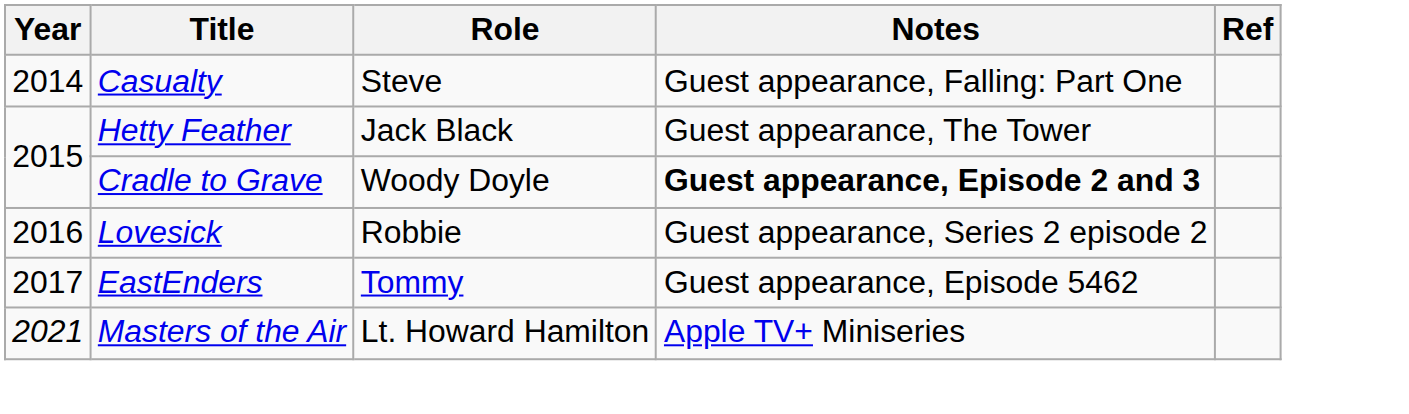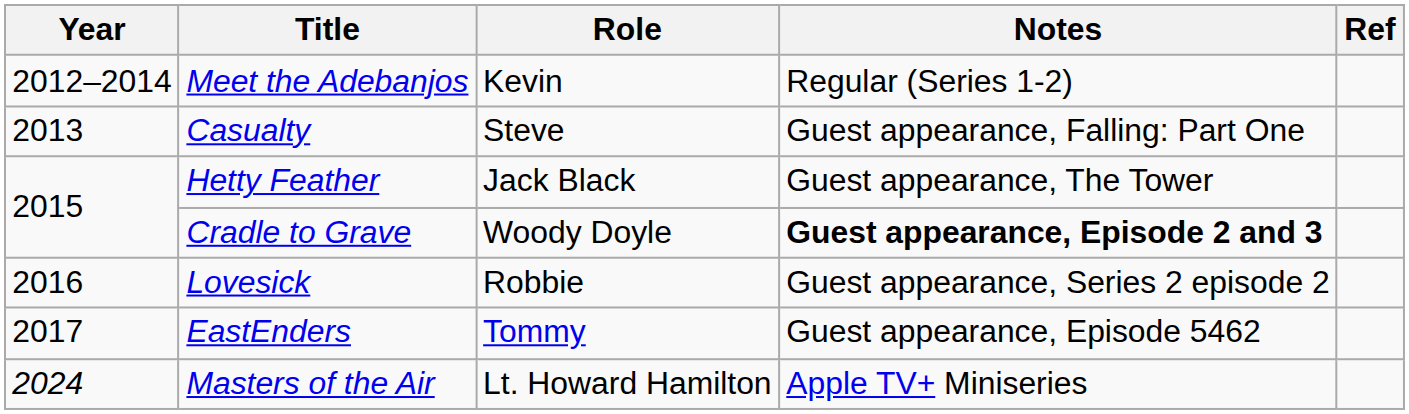+ row: (327, 80)
(48, 80) 2014 -> (48, 130) 2013
(48, 332) 2021 -> (48, 383) 2024
